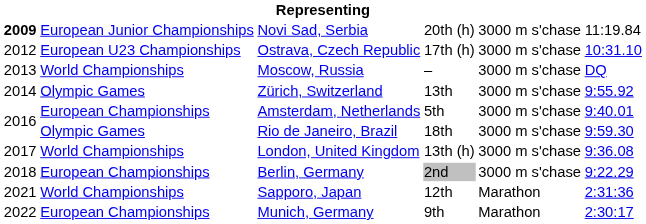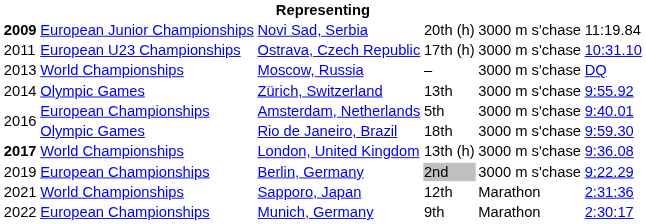(20, 50) 2012 -> (20, 50) 2011
(20, 151) normal -> (20, 151) bold
(20, 172) 2018 -> (20, 172) 2019
